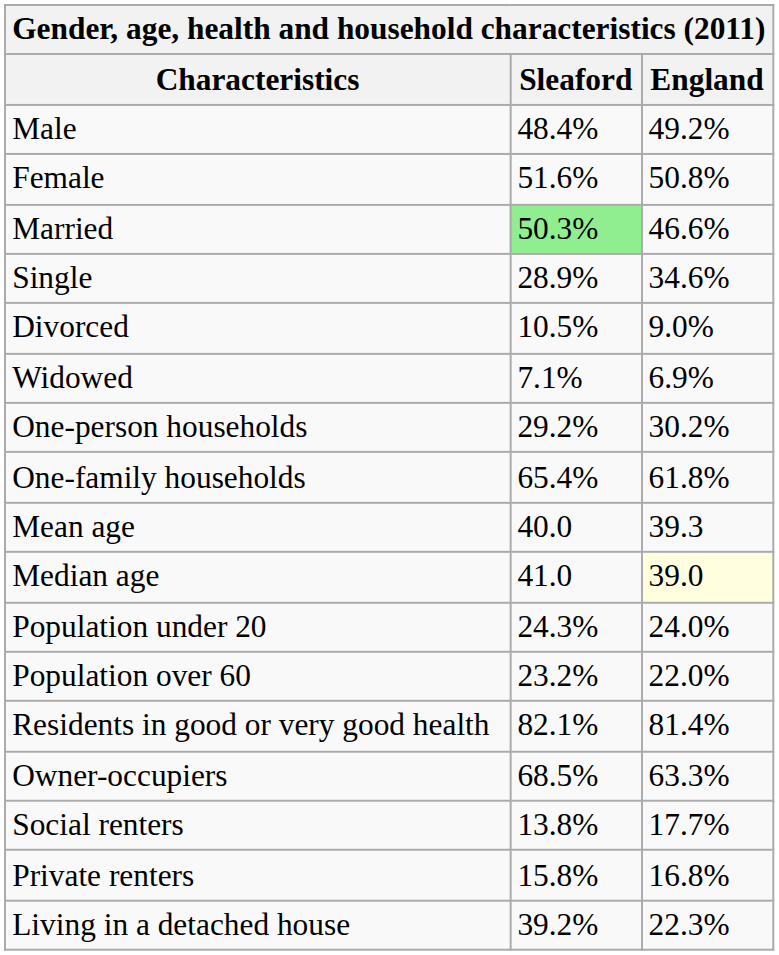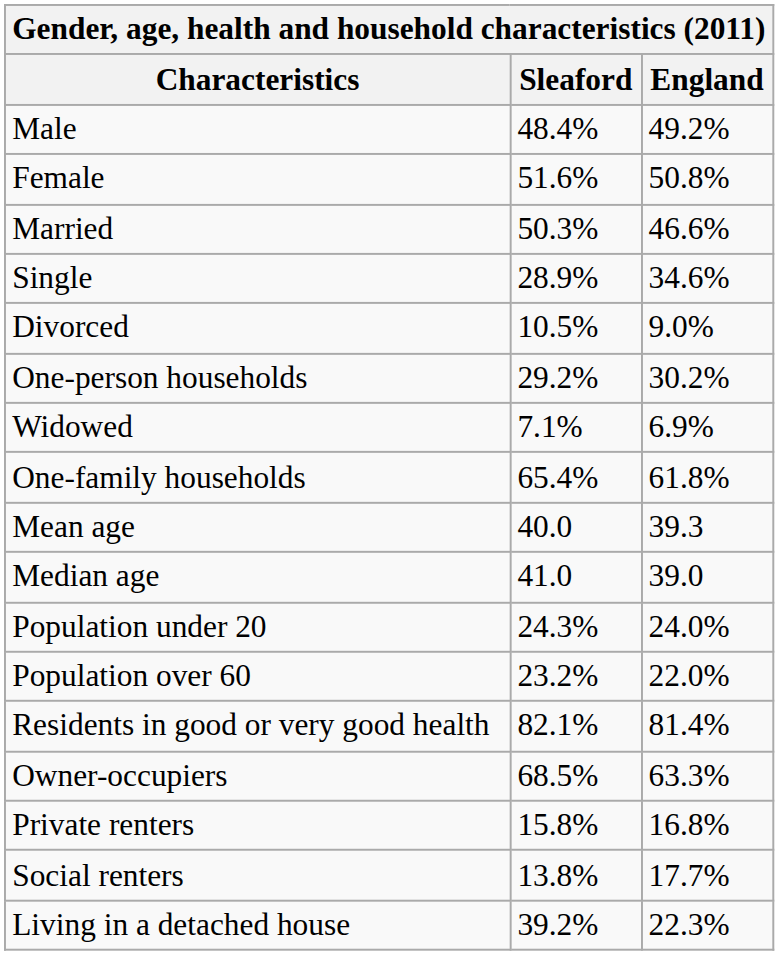(558, 228) lightgreen background -> (558, 228) no background
rows swapped: (73, 377) <-> (160, 427)
(676, 576) lightyellow background -> (676, 576) no background
rows swapped: (103, 874) <-> (98, 825)
